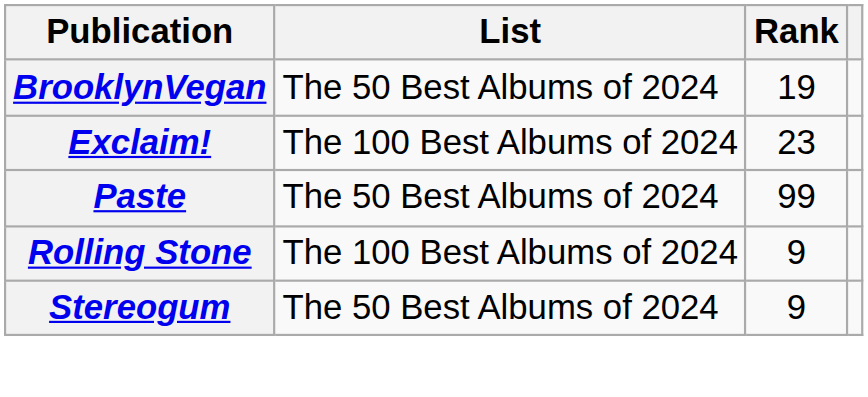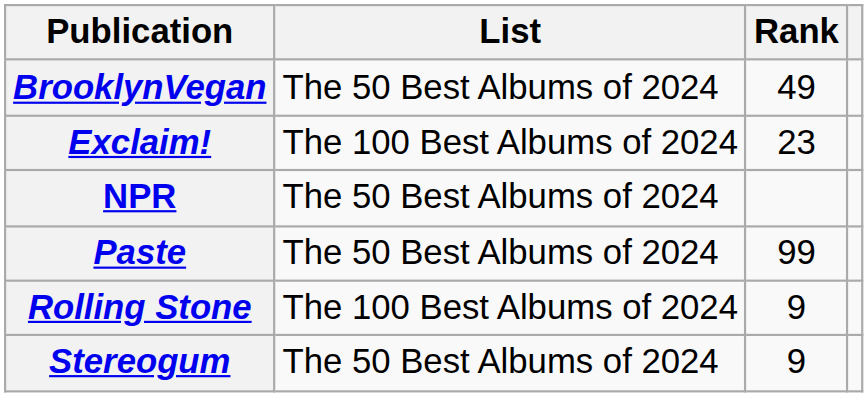(796, 87) 19 -> (796, 87) 49
+ row: (140, 197)
